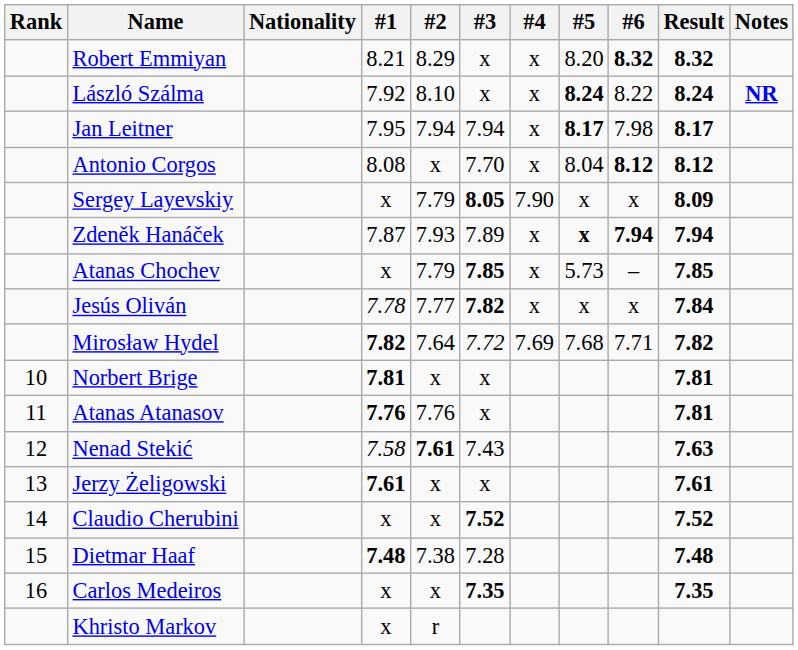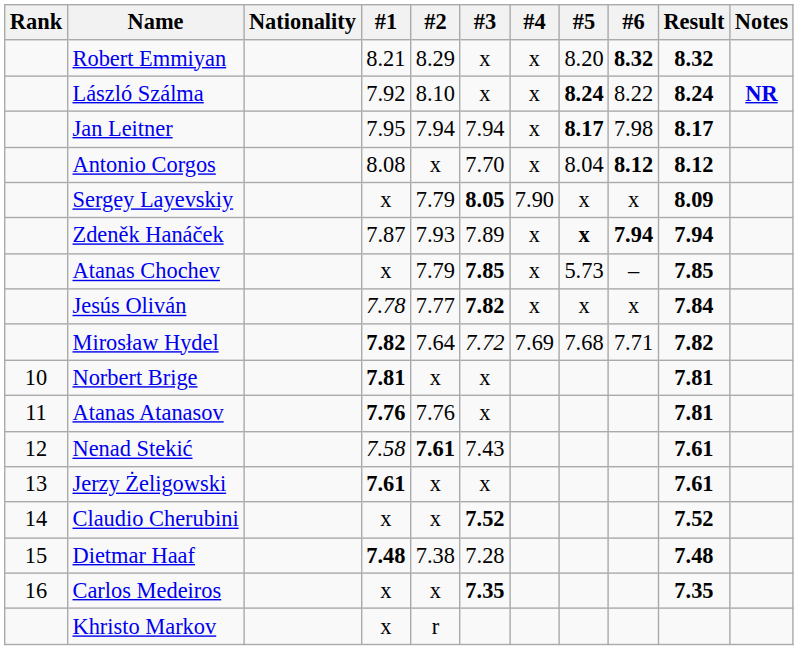(694, 448) 7.63 -> (694, 448) 7.61
